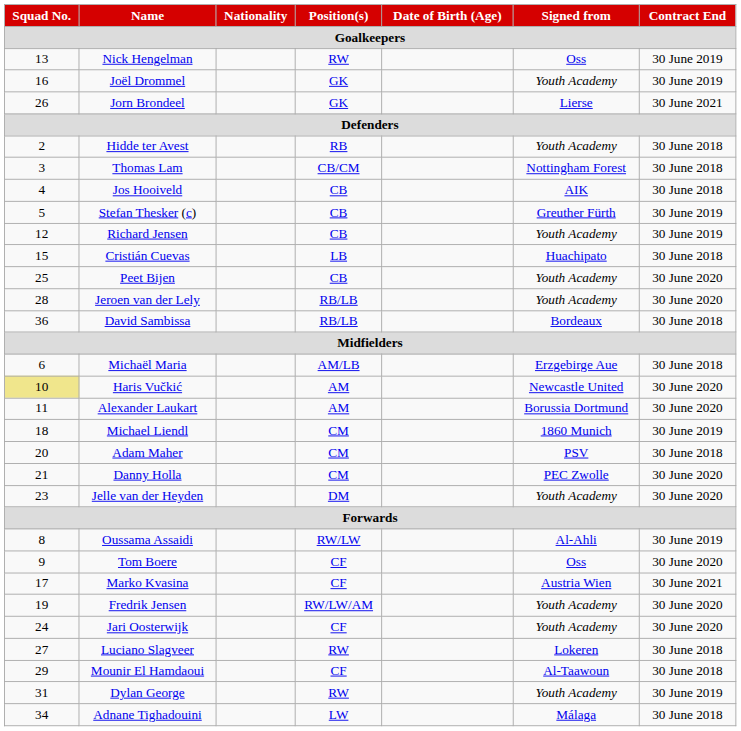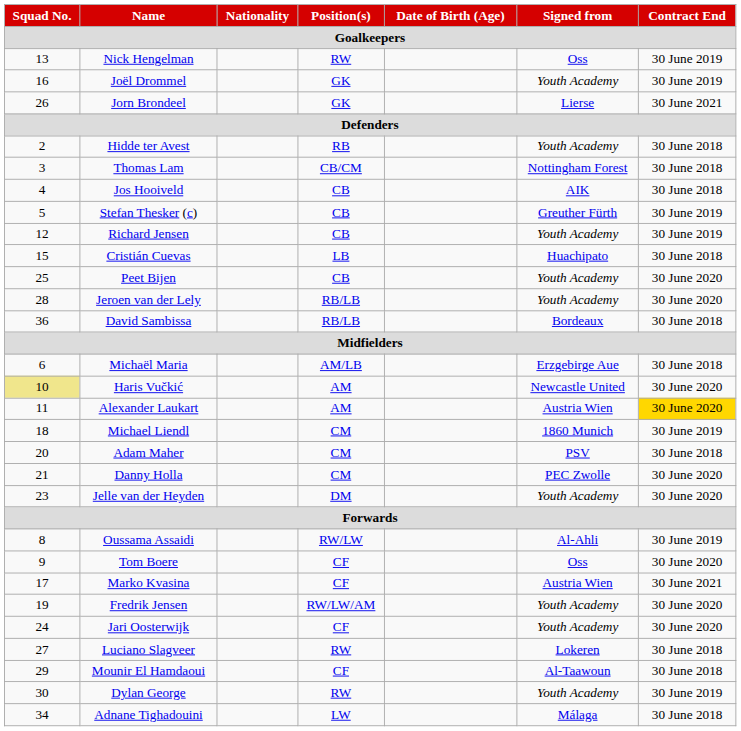(576, 409) Borussia Dortmund -> (578, 409) Austria Wien
(687, 409) no background -> (687, 409) gold background
(42, 693) 31 -> (42, 693) 30
